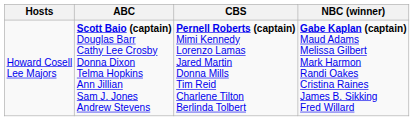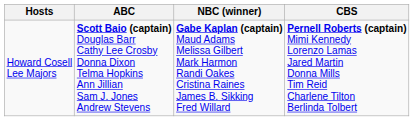columns swapped: (236, 12) <-> (353, 12)
